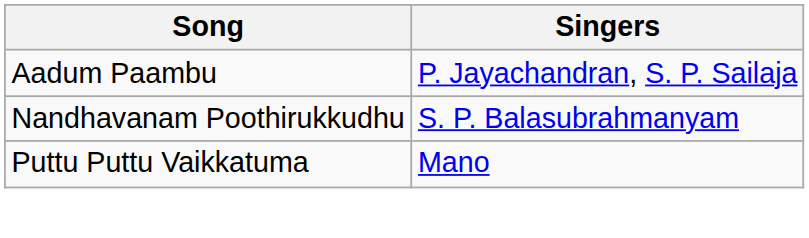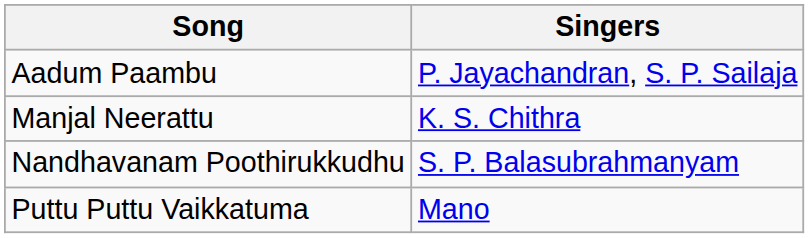+ row: (113, 118)
